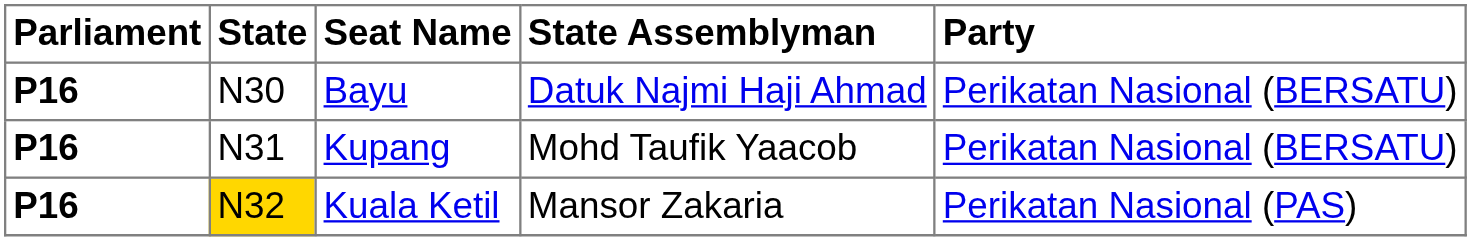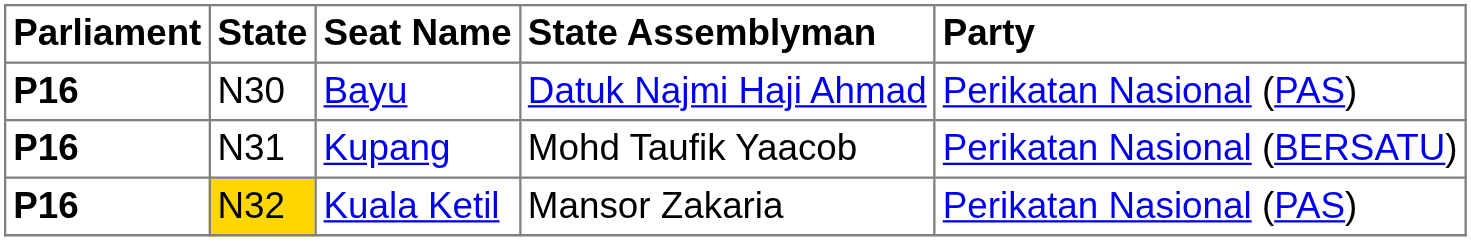(1200, 90) Perikatan Nasional (BERSATU) -> (1150, 90) Perikatan Nasional (PAS)
